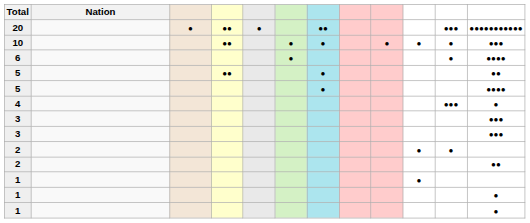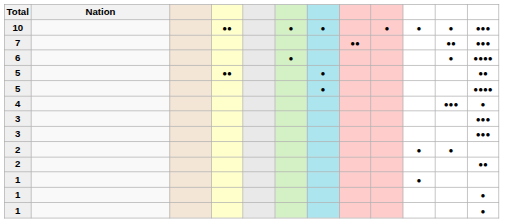- row: (18, 28)
+ row: (18, 43)
